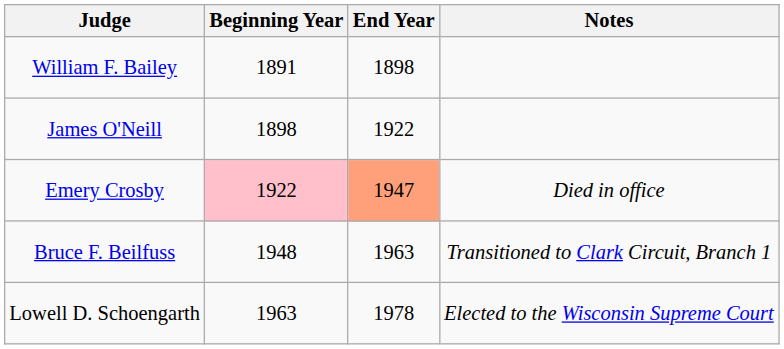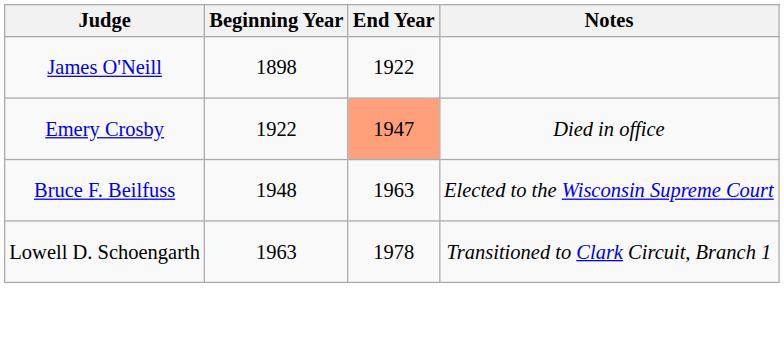- row: (105, 67)
(276, 190) pink background -> (276, 129) no background
(609, 252) Transitioned to Clark Circuit, Branch 1 -> (609, 190) Elected to the Wisconsin Supreme Court
(609, 313) Elected to the Wisconsin Supreme Court -> (609, 252) Transitioned to Clark Circuit, Branch 1
